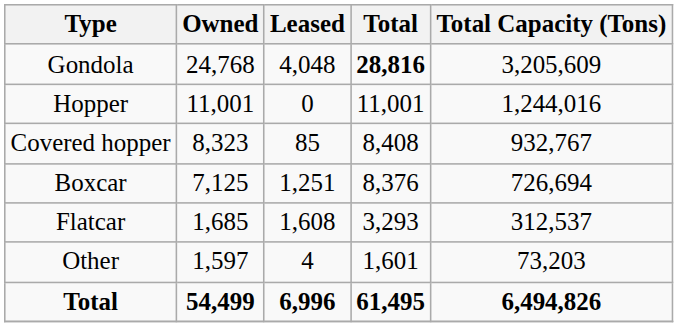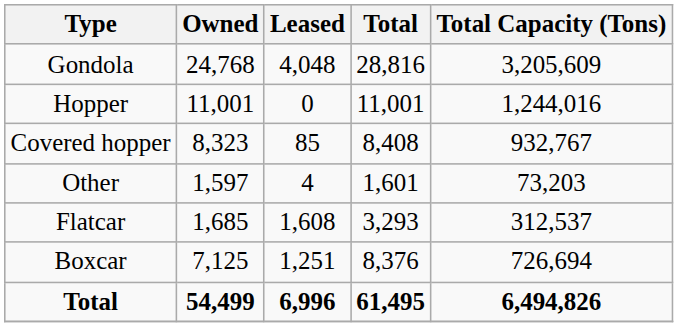(391, 63) bold -> (391, 63) normal
rows swapped: (91, 182) <-> (91, 261)
